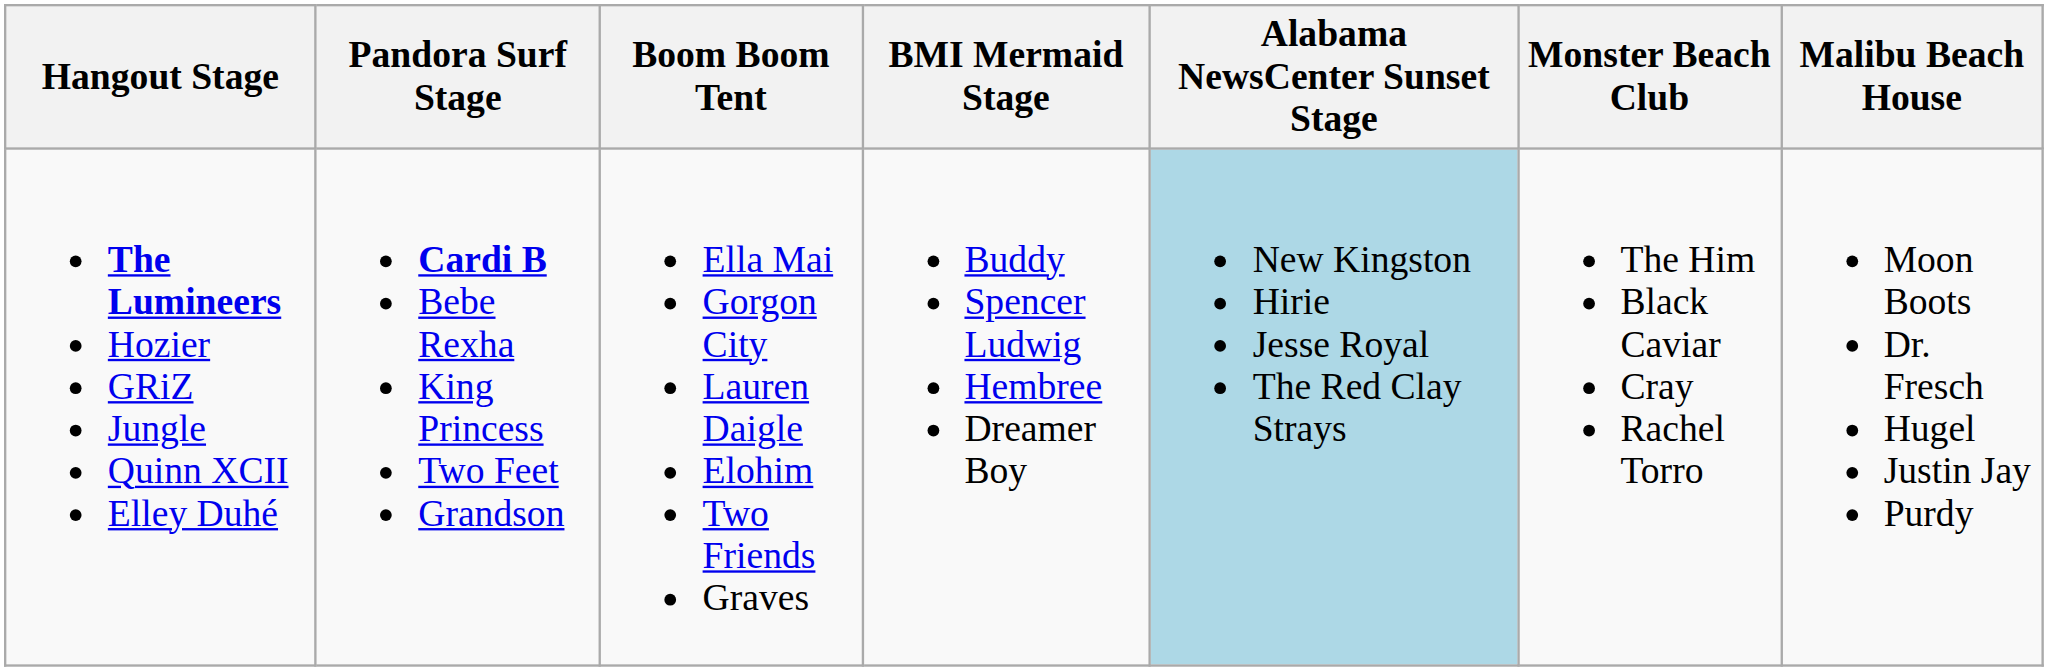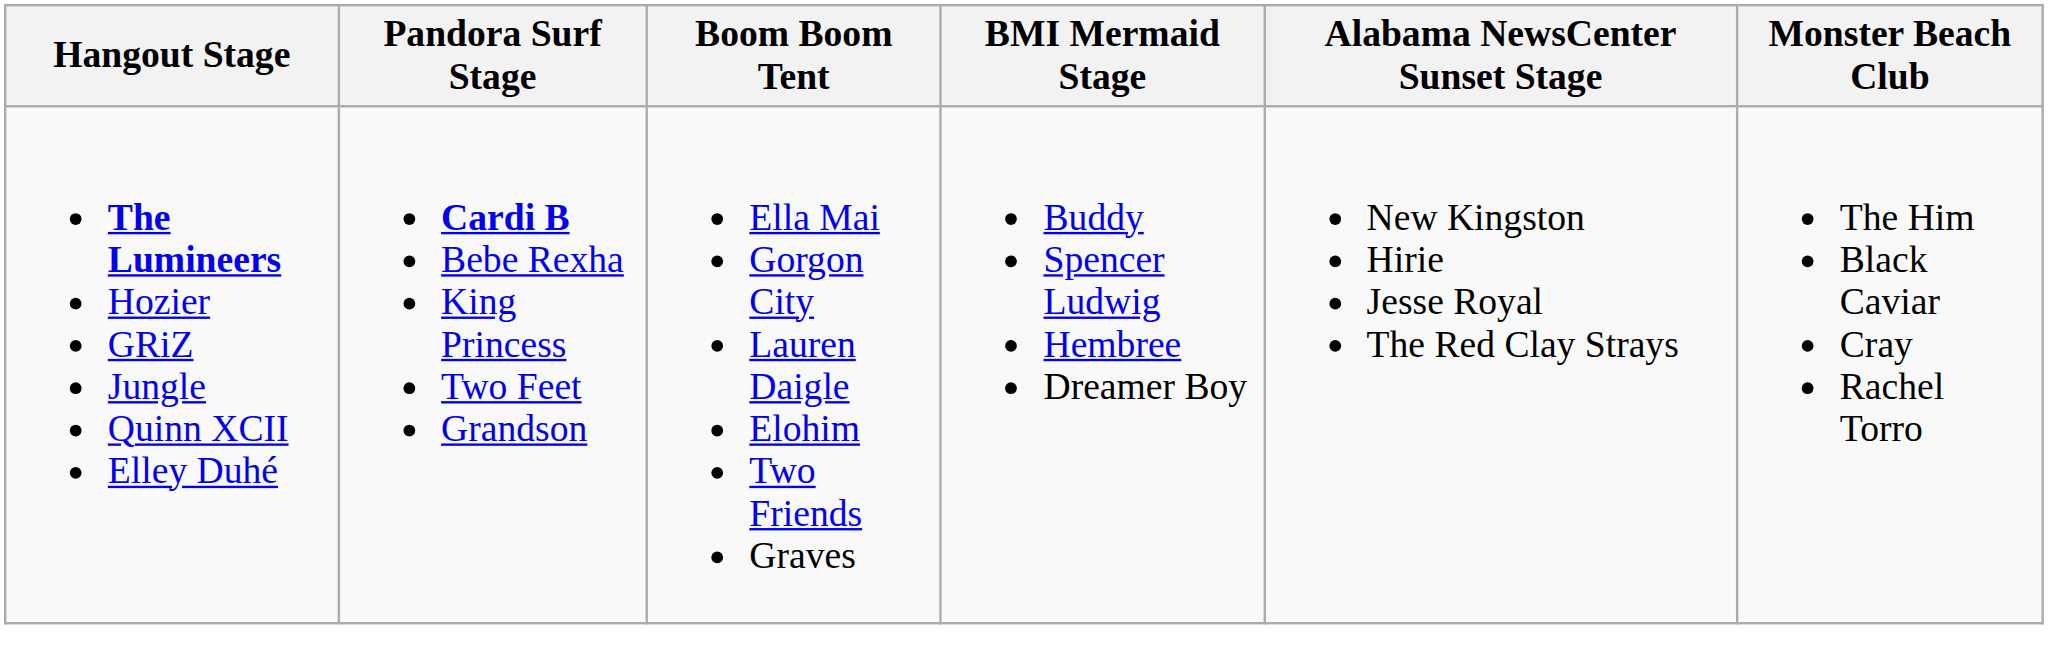- column: (1912, 76)
(1334, 344) lightblue background -> (1501, 280) no background
